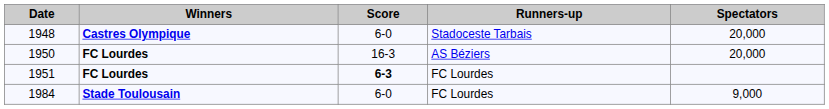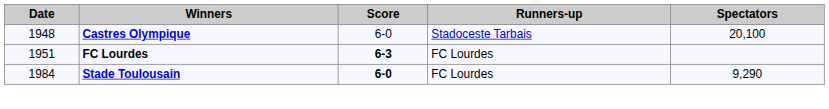(747, 34) 20,000 -> (747, 34) 20,100
- row: (42, 54)
(383, 94) normal -> (383, 74) bold
(747, 94) 9,000 -> (747, 74) 9,290
